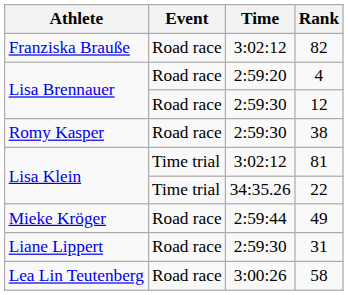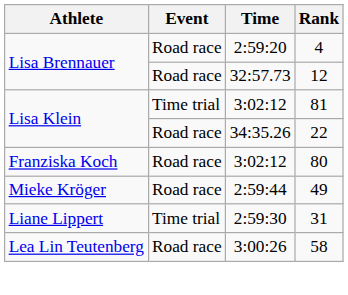- row: (319, 47)
(260, 104) 2:59:30 -> (260, 76) 32:57.73
- row: (319, 133)
(186, 190) Time trial -> (187, 133) Road race
+ row: (319, 161)
(187, 247) Road race -> (186, 218) Time trial
